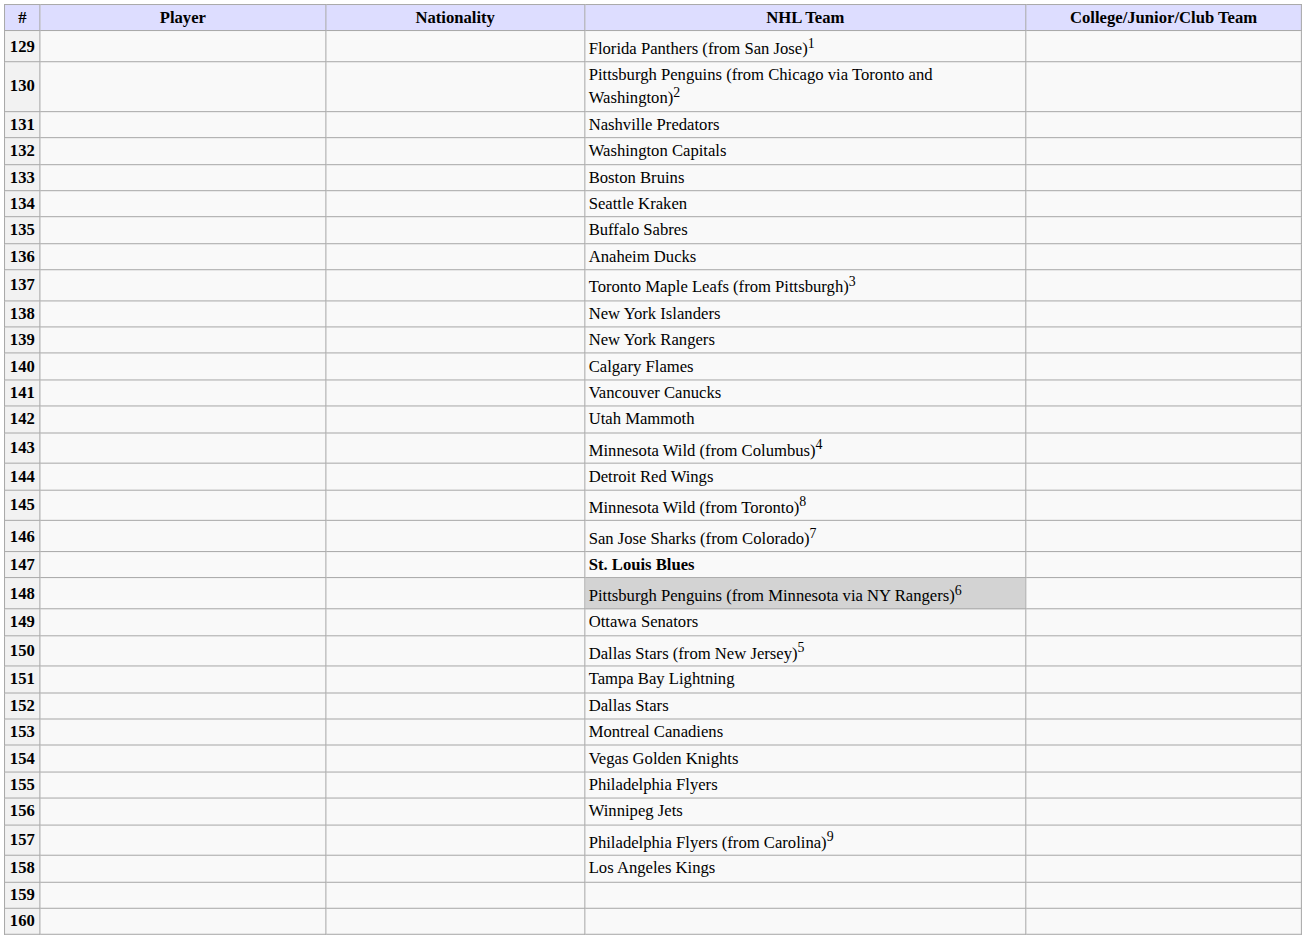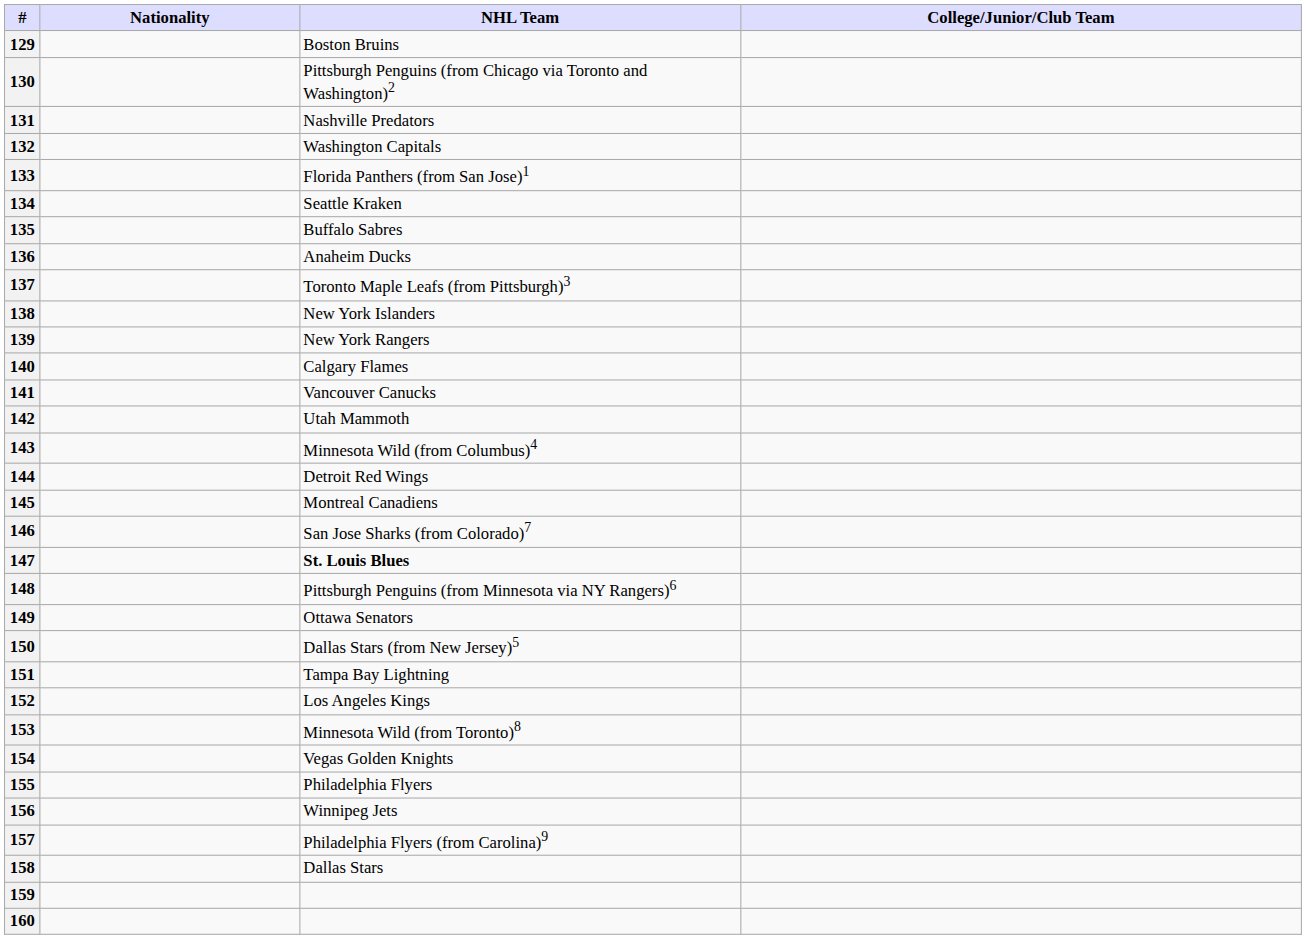- column: (183, 17)
(702, 46) Florida Panthers (from San Jose)1 -> (351, 44) Boston Bruins
(637, 177) Boston Bruins -> (416, 175) Florida Panthers (from San Jose)1
(697, 505) Minnesota Wild (from Toronto)8 -> (371, 503) Montreal Canadiens
(775, 593) lightgrey background -> (490, 588) no background
(629, 705) Dallas Stars -> (367, 701) Los Angeles Kings
(656, 732) Montreal Canadiens -> (412, 729) Minnesota Wild (from Toronto)8
(652, 868) Los Angeles Kings -> (343, 868) Dallas Stars
